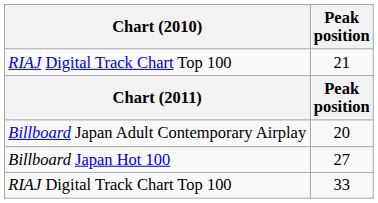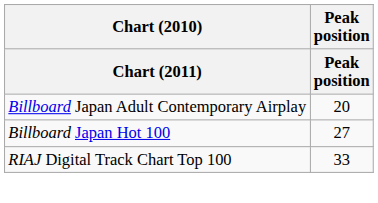- row: (342, 62)
